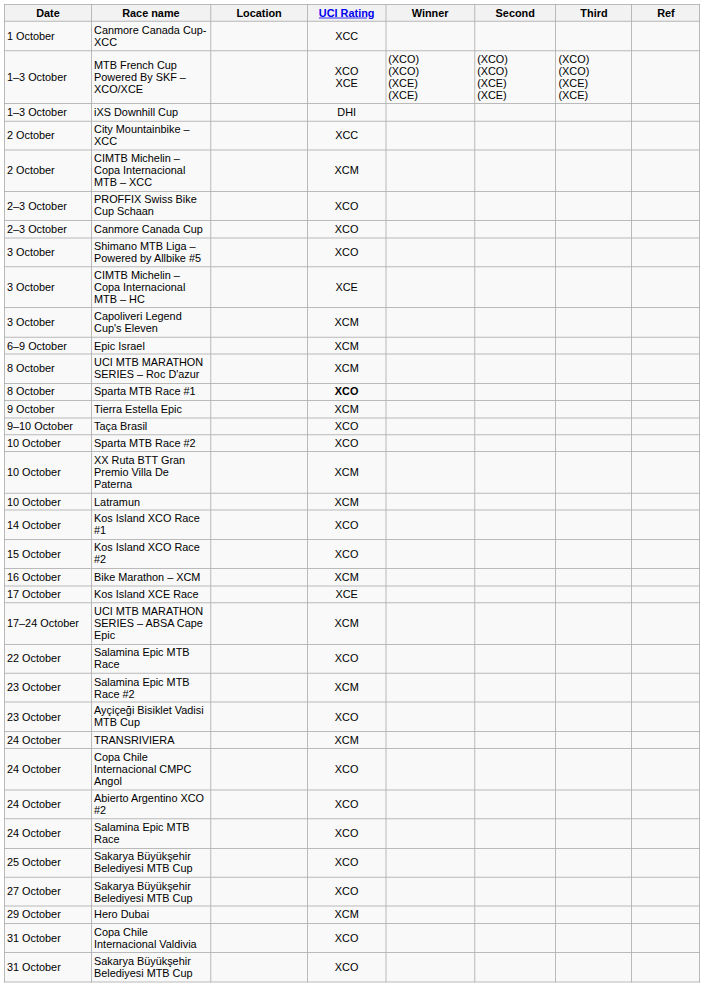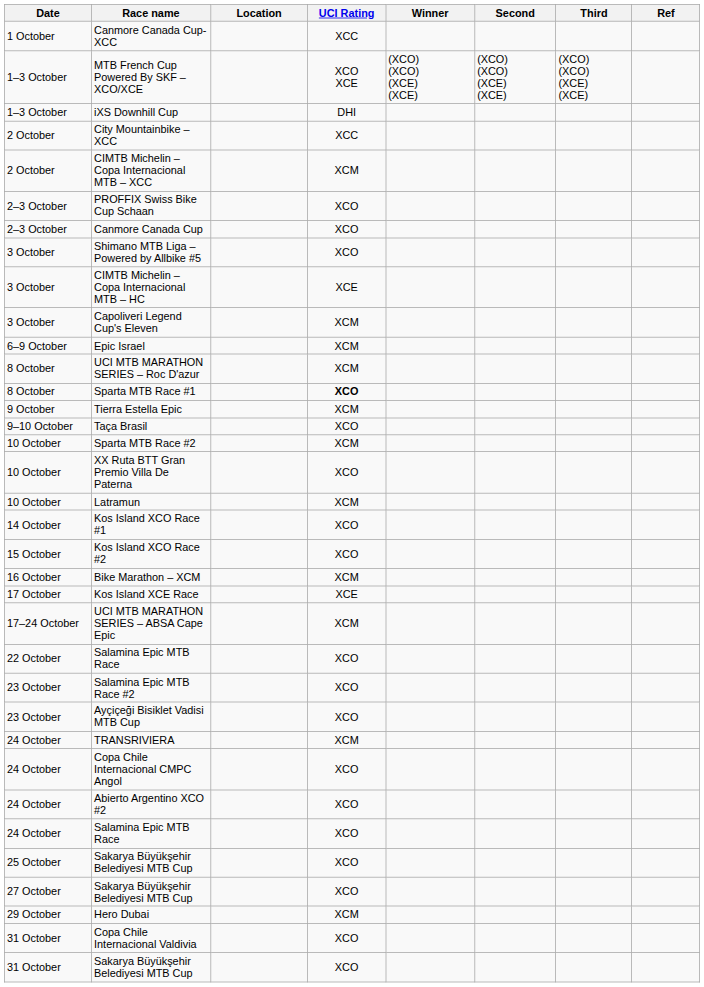(347, 443) XCO -> (347, 443) XCM
(347, 472) XCM -> (347, 472) XCO
(347, 687) XCM -> (347, 687) XCO
